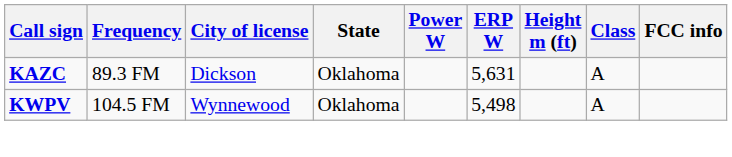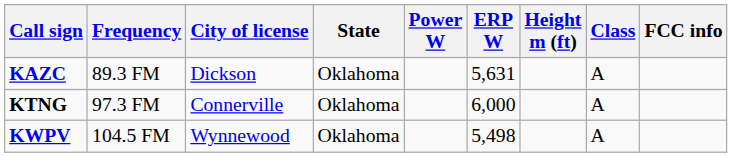+ row: (38, 104)
